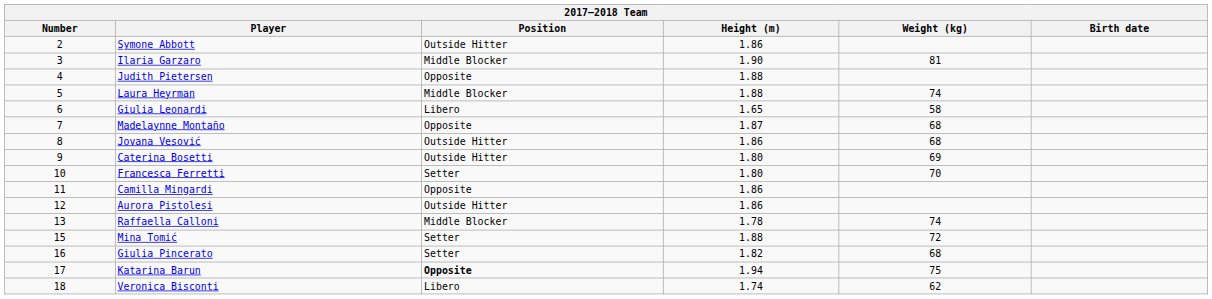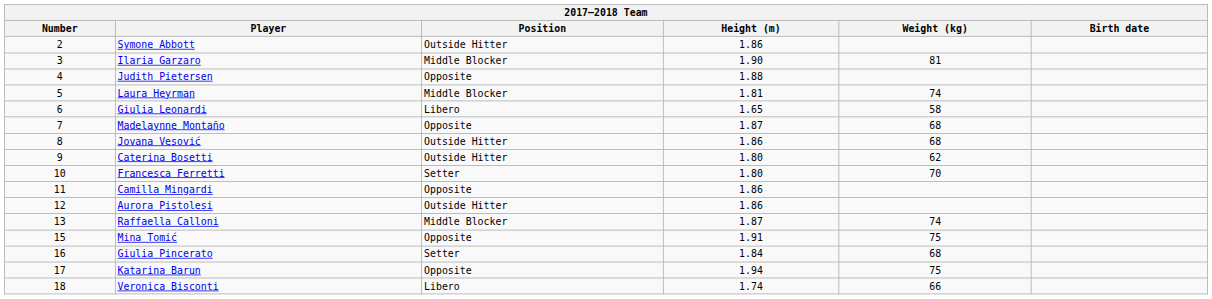(751, 93) 1.88 -> (751, 93) 1.81
(935, 157) 69 -> (935, 157) 62
(751, 222) 1.78 -> (751, 222) 1.87
(442, 238) Setter -> (448, 238) Opposite
(751, 238) 1.88 -> (751, 238) 1.91
(935, 238) 72 -> (935, 238) 75
(751, 254) 1.82 -> (751, 254) 1.84
(448, 270) bold -> (448, 270) normal
(935, 286) 62 -> (935, 286) 66
